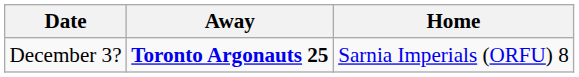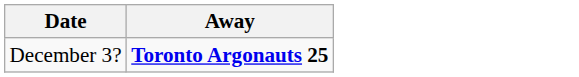- column: (453, 21)
